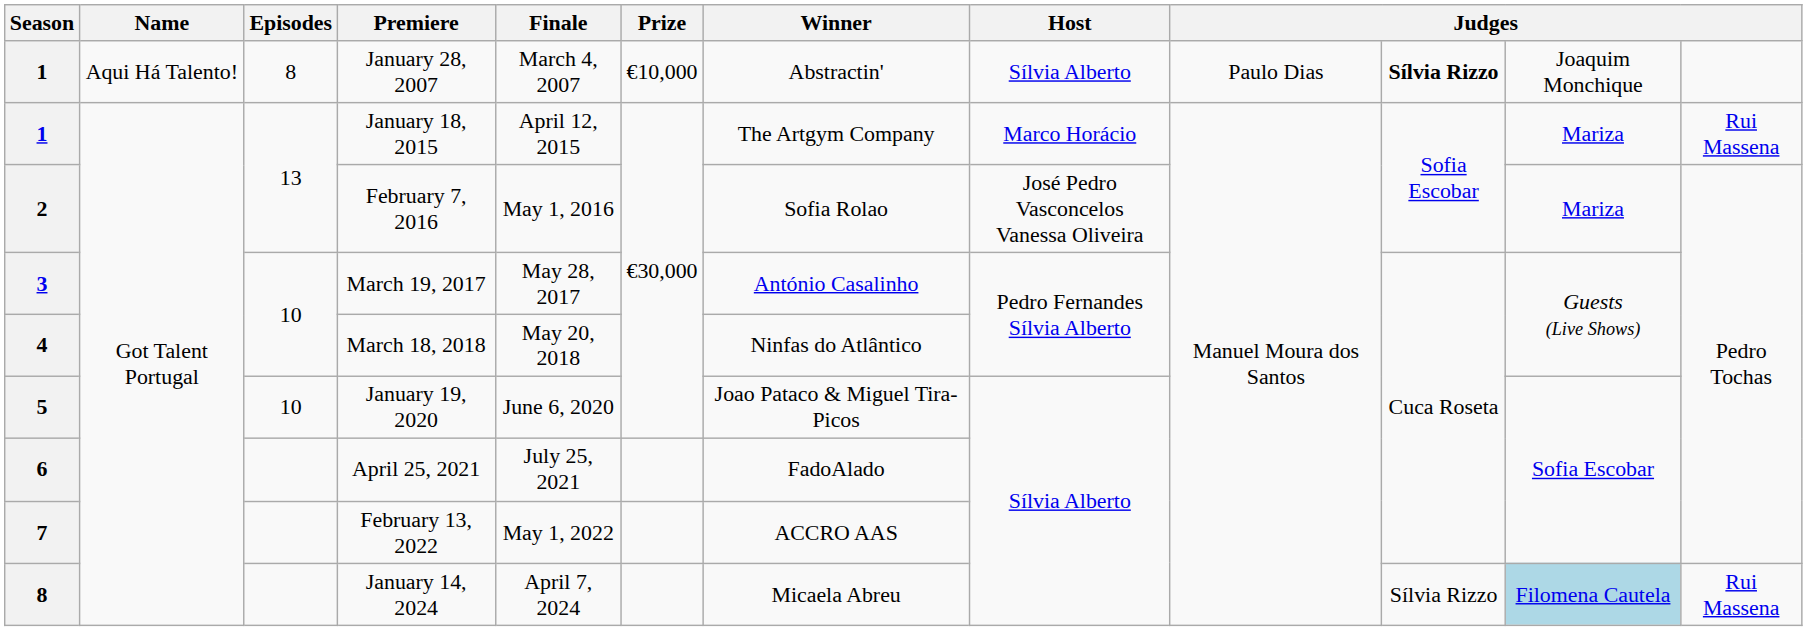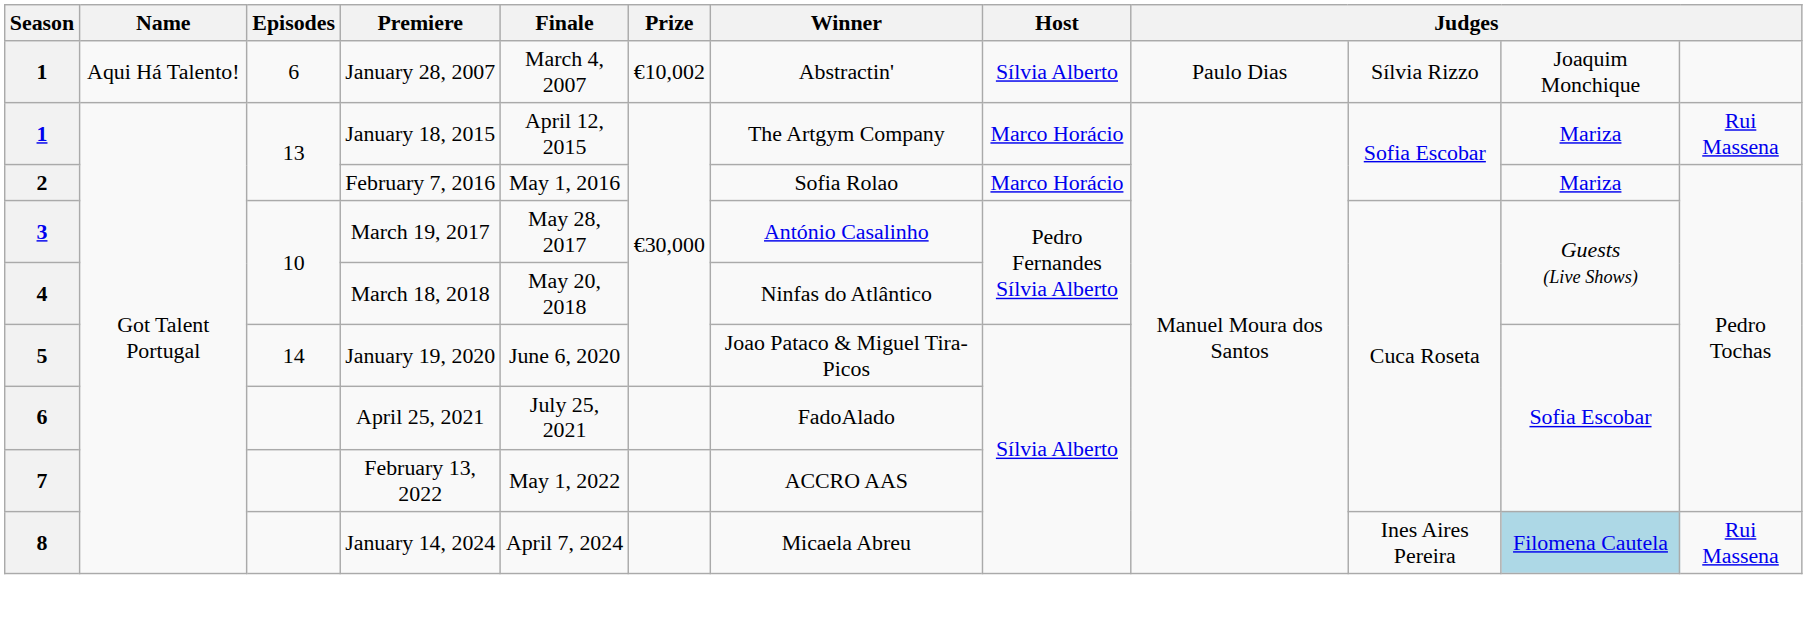(291, 71) 8 -> (294, 71) 6
(662, 71) €10,000 -> (669, 71) €10,002
(1444, 71) bold -> (1425, 71) normal
(1070, 208) José Pedro Vasconcelos Vanessa Oliveira -> (1057, 182) Marco Horácio
(291, 407) 10 -> (294, 355) 14
(1444, 593) Sílvia Rizzo -> (1425, 541) Ines Aires Pereira
